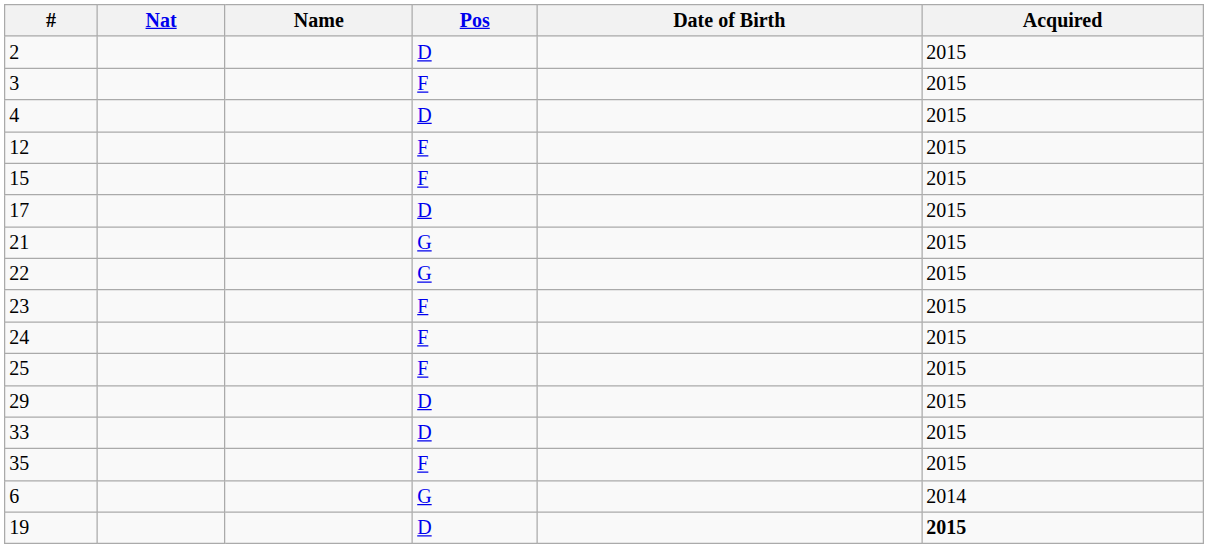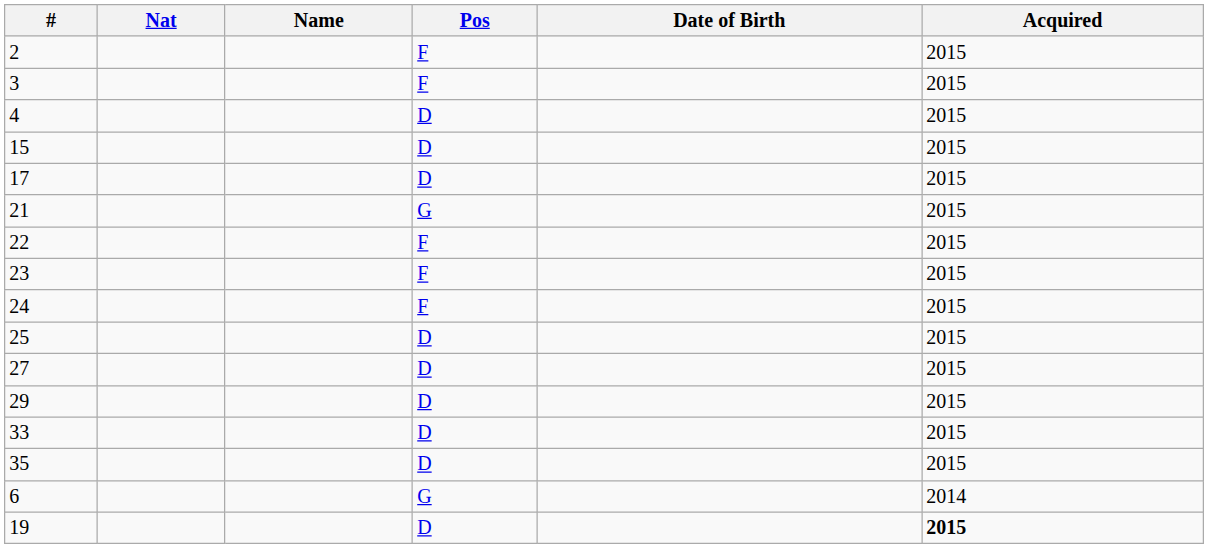(424, 52) D -> (423, 52) F
- row: (19, 147)
(423, 178) F -> (424, 147) D
(424, 274) G -> (423, 242) F
(423, 369) F -> (424, 337) D
+ row: (19, 369)
(423, 464) F -> (424, 464) D
